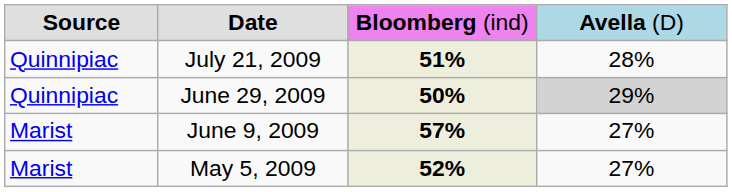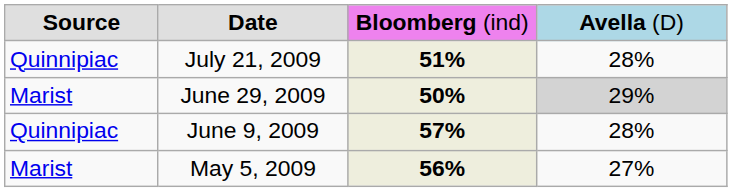(64, 95) Quinnipiac -> (41, 95) Marist
(41, 131) Marist -> (64, 131) Quinnipiac
(632, 131) 27% -> (632, 131) 28%
(442, 167) 52% -> (442, 167) 56%
